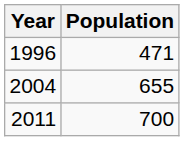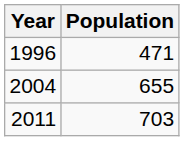(157, 119) 700 -> (157, 119) 703
